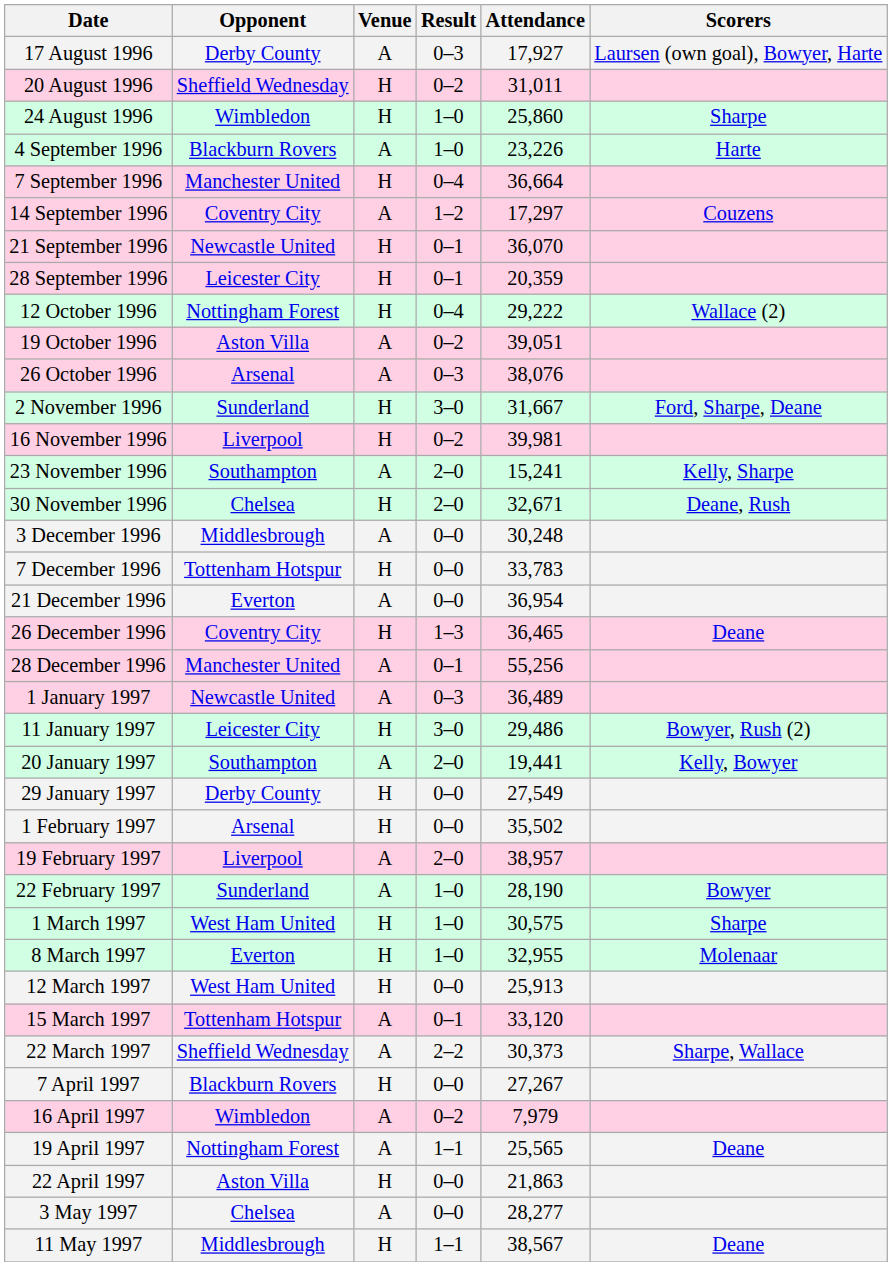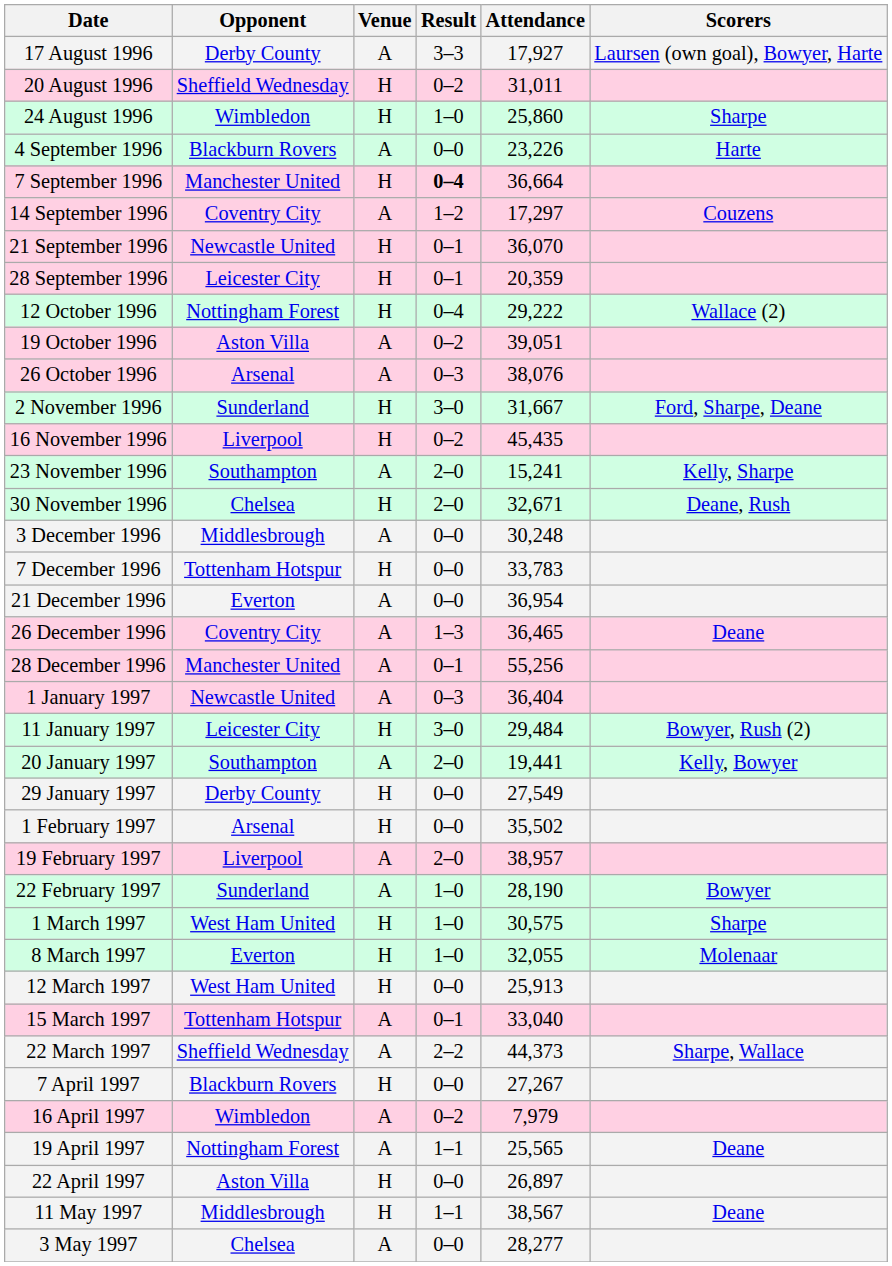(449, 52) 0–3 -> (449, 52) 3–3
(449, 149) 1–0 -> (449, 149) 0–0
(449, 181) normal -> (449, 181) bold
(535, 439) 39,981 -> (535, 439) 45,435
(385, 632) H -> (385, 632) A
(535, 697) 36,489 -> (535, 697) 36,404
(535, 729) 29,486 -> (535, 729) 29,484
(535, 955) 32,955 -> (535, 955) 32,055
(535, 1019) 33,120 -> (535, 1019) 33,040
(535, 1051) 30,373 -> (535, 1051) 44,373
(535, 1180) 21,863 -> (535, 1180) 26,897
rows swapped: (88, 1212) <-> (88, 1245)
